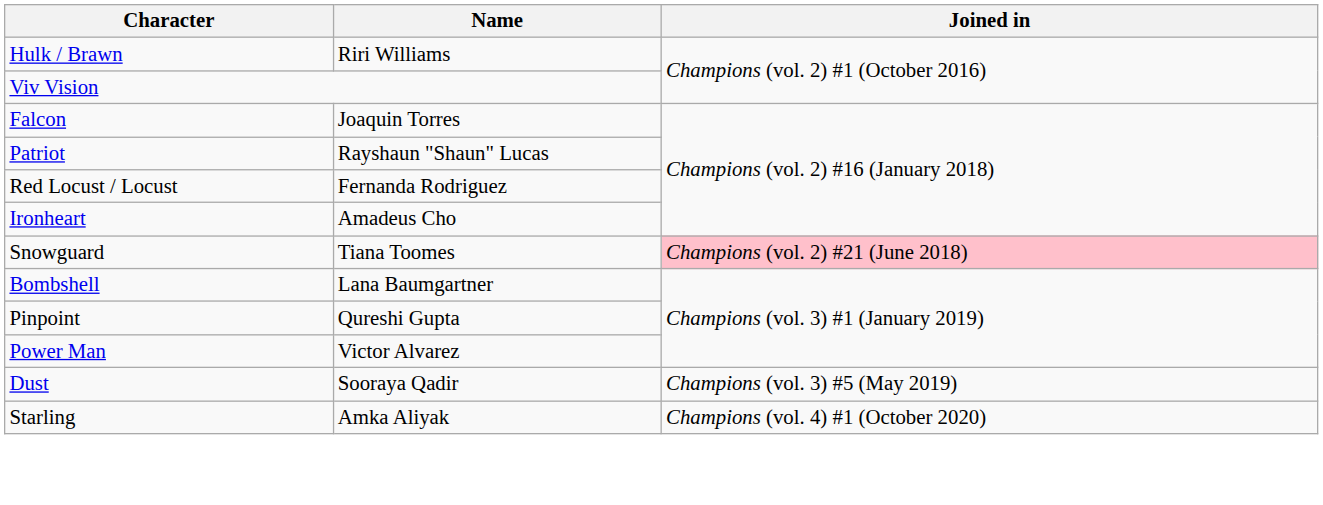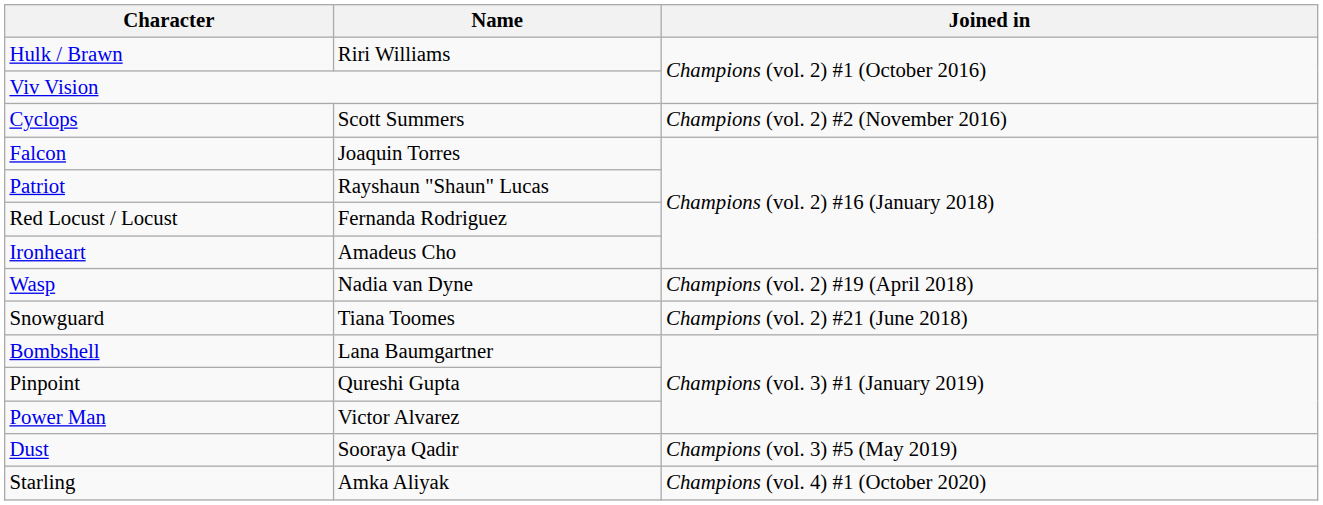+ row: (44, 119)
+ row: (32, 284)
(817, 251) pink background -> (817, 317) no background
